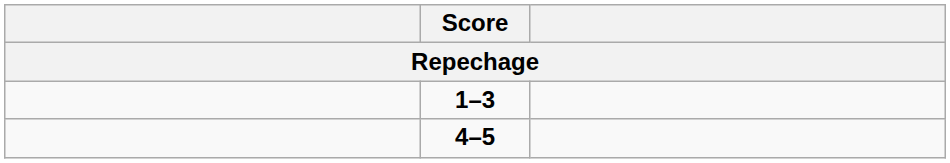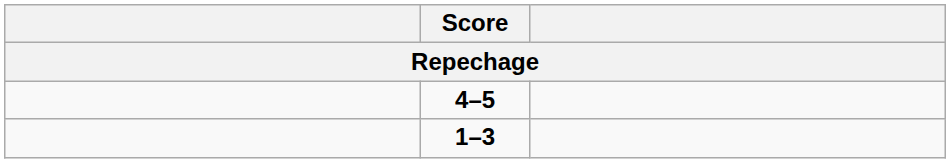rows swapped: (475, 137) <-> (475, 99)
